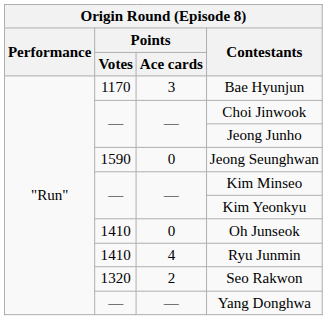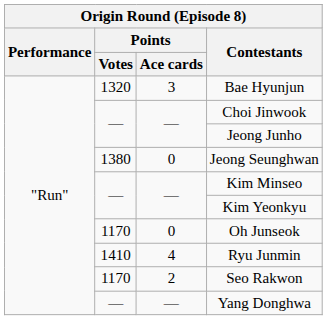(116, 87) 1170 -> (116, 87) 1320
(116, 159) 1590 -> (116, 159) 1380
(116, 231) 1410 -> (116, 231) 1170
(116, 278) 1320 -> (116, 278) 1170
